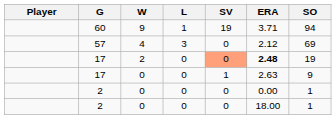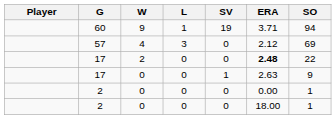(226, 59) lightsalmon background -> (226, 59) no background
(310, 59) 19 -> (310, 59) 22
